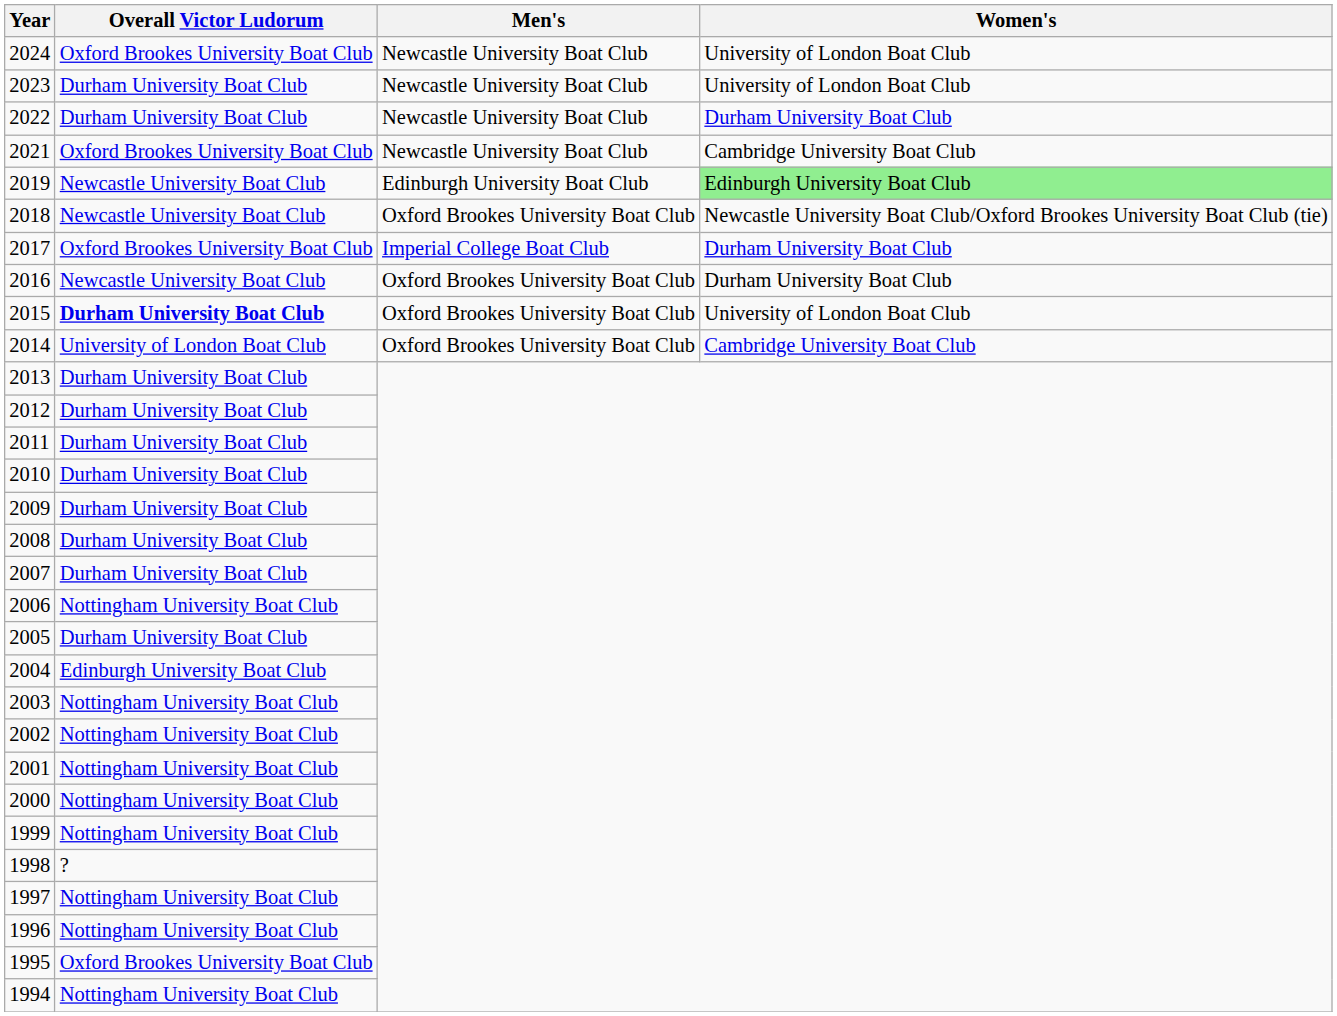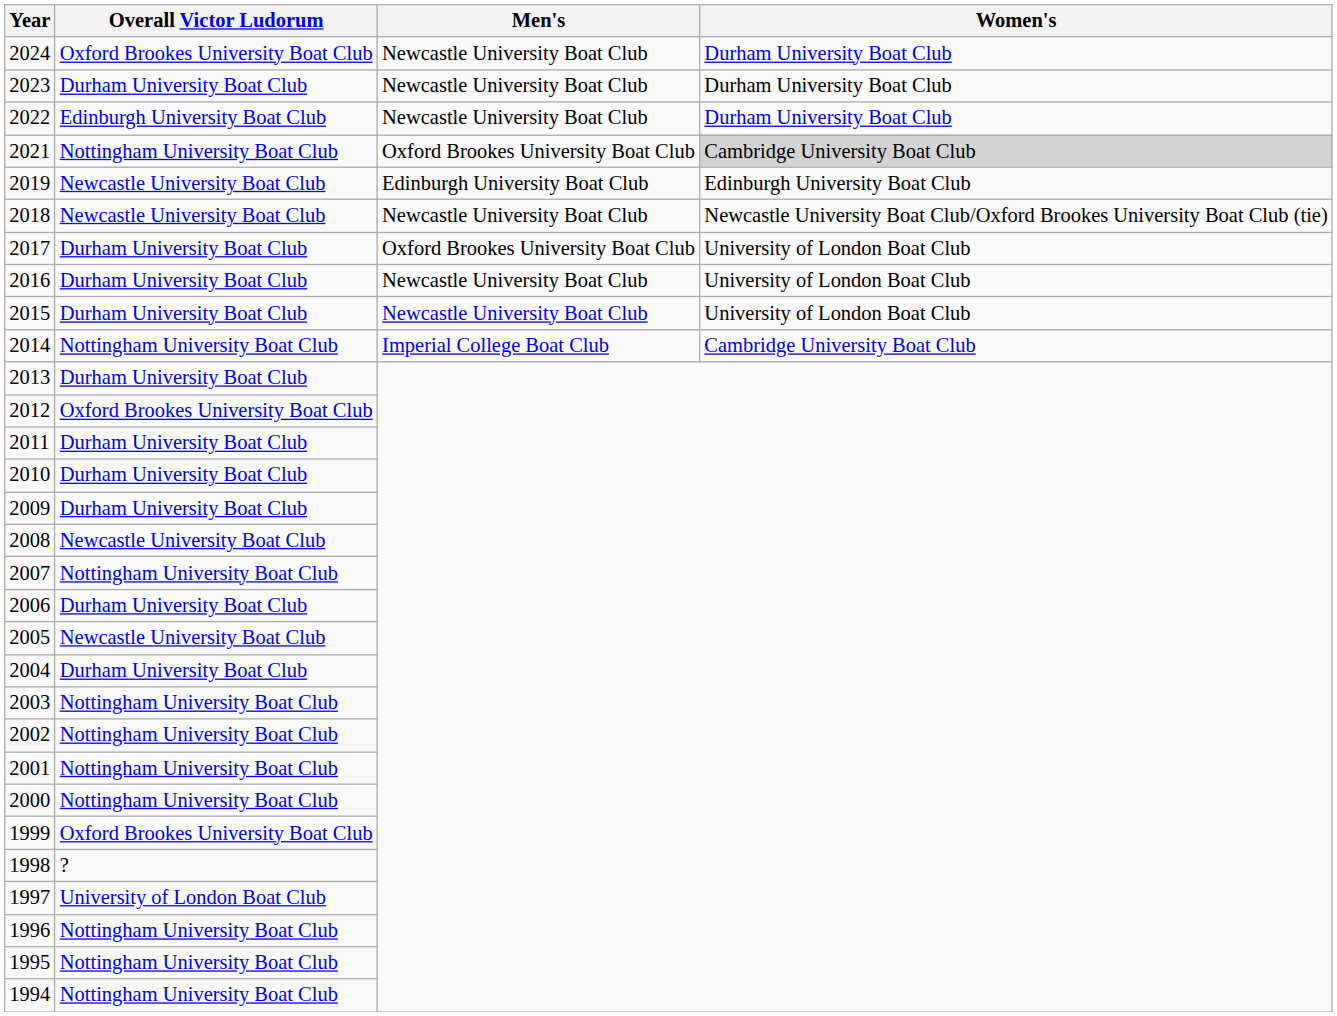(837, 53) University of London Boat Club -> (828, 53) Durham University Boat Club
(837, 85) University of London Boat Club -> (828, 85) Durham University Boat Club
(183, 118) Durham University Boat Club -> (193, 118) Edinburgh University Boat Club
(216, 150) Oxford Brookes University Boat Club -> (199, 150) Nottingham University Boat Club
(515, 150) Newcastle University Boat Club -> (538, 150) Oxford Brookes University Boat Club
(840, 150) no background -> (840, 150) lightgrey background
(838, 183) lightgreen background -> (838, 183) no background
(538, 215) Oxford Brookes University Boat Club -> (515, 215) Newcastle University Boat Club
(216, 248) Oxford Brookes University Boat Club -> (183, 248) Durham University Boat Club
(496, 248) Imperial College Boat Club -> (538, 248) Oxford Brookes University Boat Club
(828, 248) Durham University Boat Club -> (837, 248) University of London Boat Club
(193, 280) Newcastle University Boat Club -> (183, 280) Durham University Boat Club
(538, 280) Oxford Brookes University Boat Club -> (515, 280) Newcastle University Boat Club
(828, 280) Durham University Boat Club -> (837, 280) University of London Boat Club
(192, 313) bold -> (183, 313) normal
(538, 313) Oxford Brookes University Boat Club -> (515, 313) Newcastle University Boat Club
(193, 345) University of London Boat Club -> (199, 345) Nottingham University Boat Club
(538, 345) Oxford Brookes University Boat Club -> (496, 345) Imperial College Boat Club
(183, 410) Durham University Boat Club -> (216, 410) Oxford Brookes University Boat Club
(183, 540) Durham University Boat Club -> (193, 540) Newcastle University Boat Club
(183, 572) Durham University Boat Club -> (199, 572) Nottingham University Boat Club
(199, 605) Nottingham University Boat Club -> (183, 605) Durham University Boat Club
(183, 637) Durham University Boat Club -> (193, 637) Newcastle University Boat Club
(193, 670) Edinburgh University Boat Club -> (183, 670) Durham University Boat Club
(199, 832) Nottingham University Boat Club -> (216, 832) Oxford Brookes University Boat Club
(199, 897) Nottingham University Boat Club -> (193, 897) University of London Boat Club
(216, 962) Oxford Brookes University Boat Club -> (199, 962) Nottingham University Boat Club
